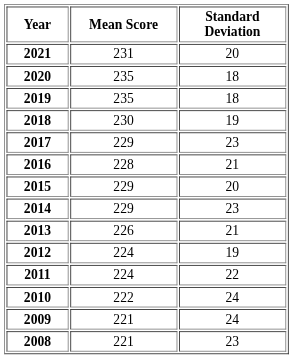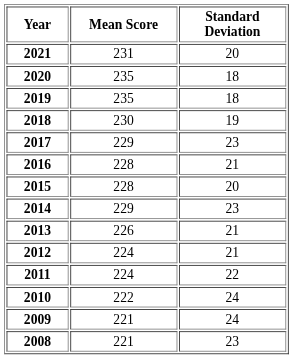(124, 186) 229 -> (124, 186) 228
(232, 253) 19 -> (232, 253) 21
